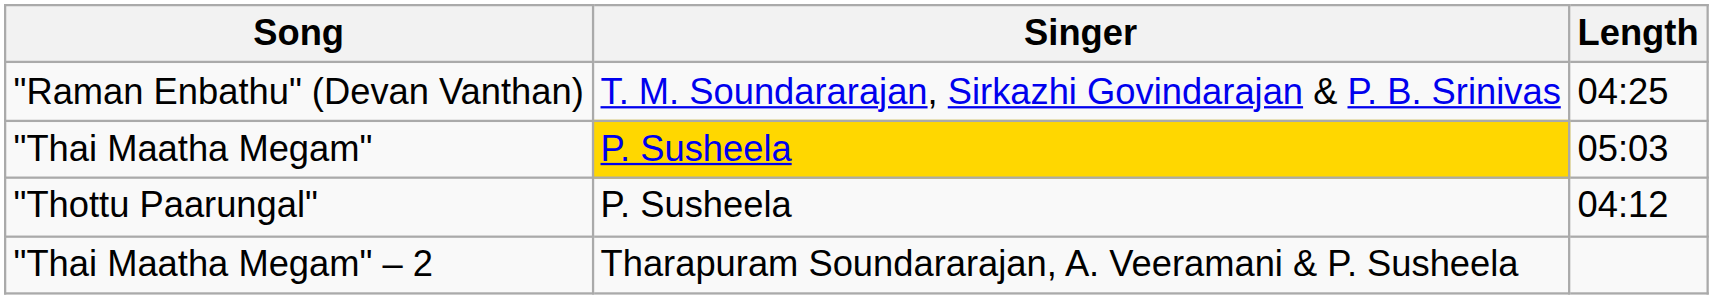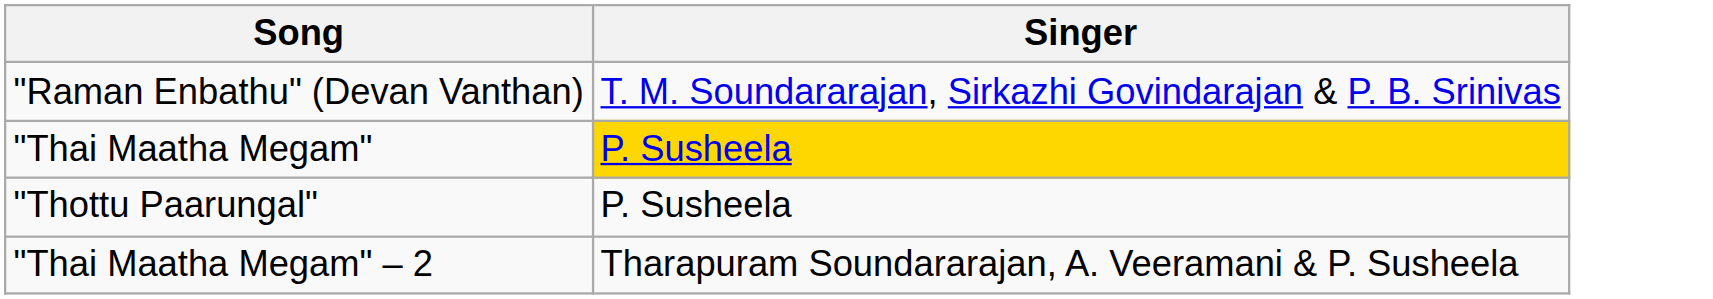- column: (1638, 33)
